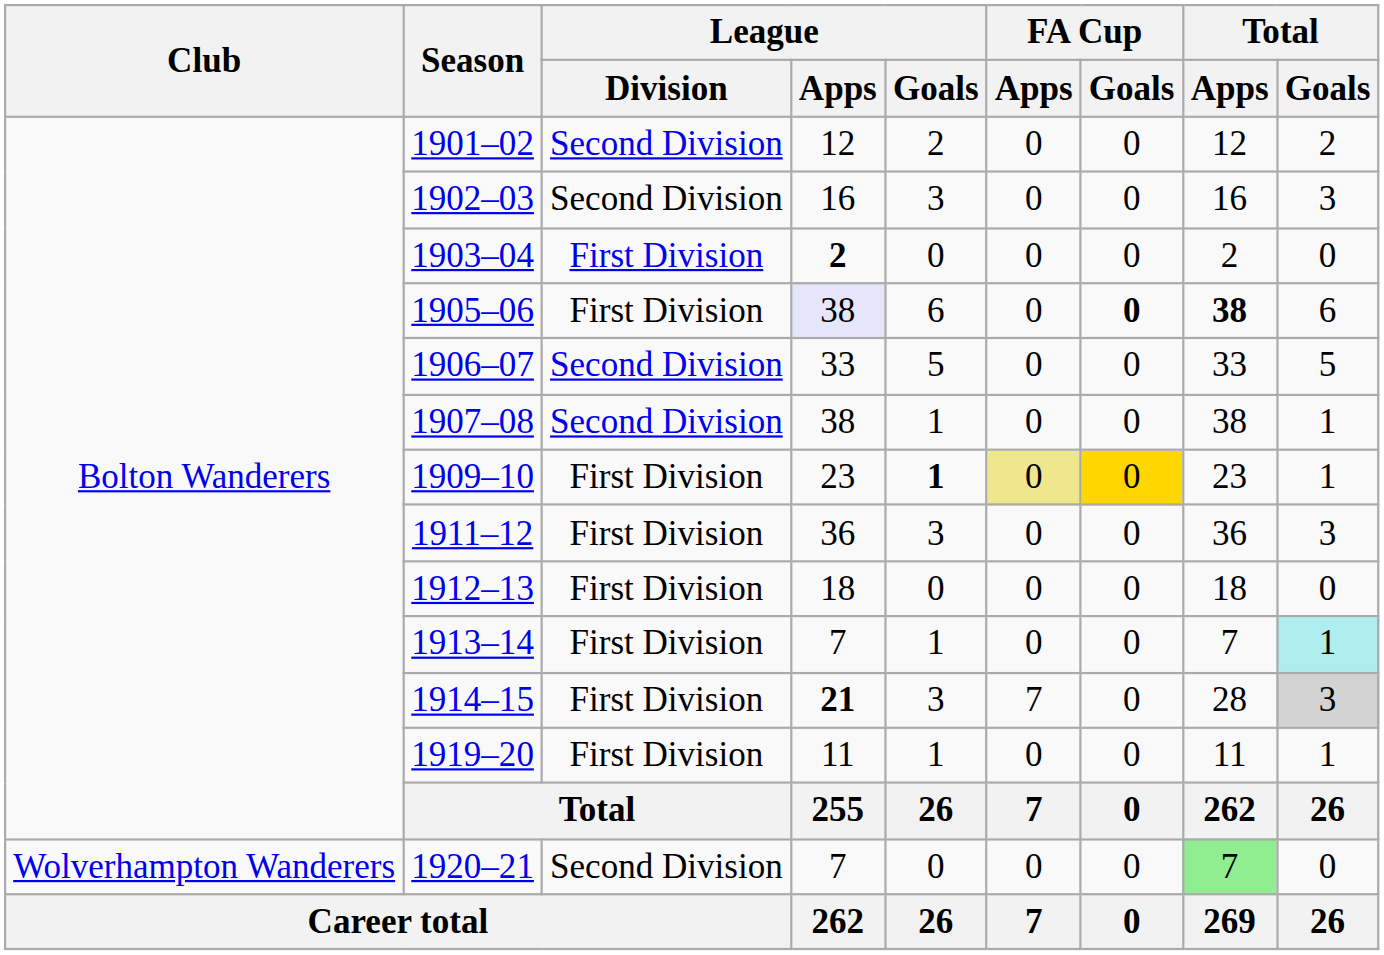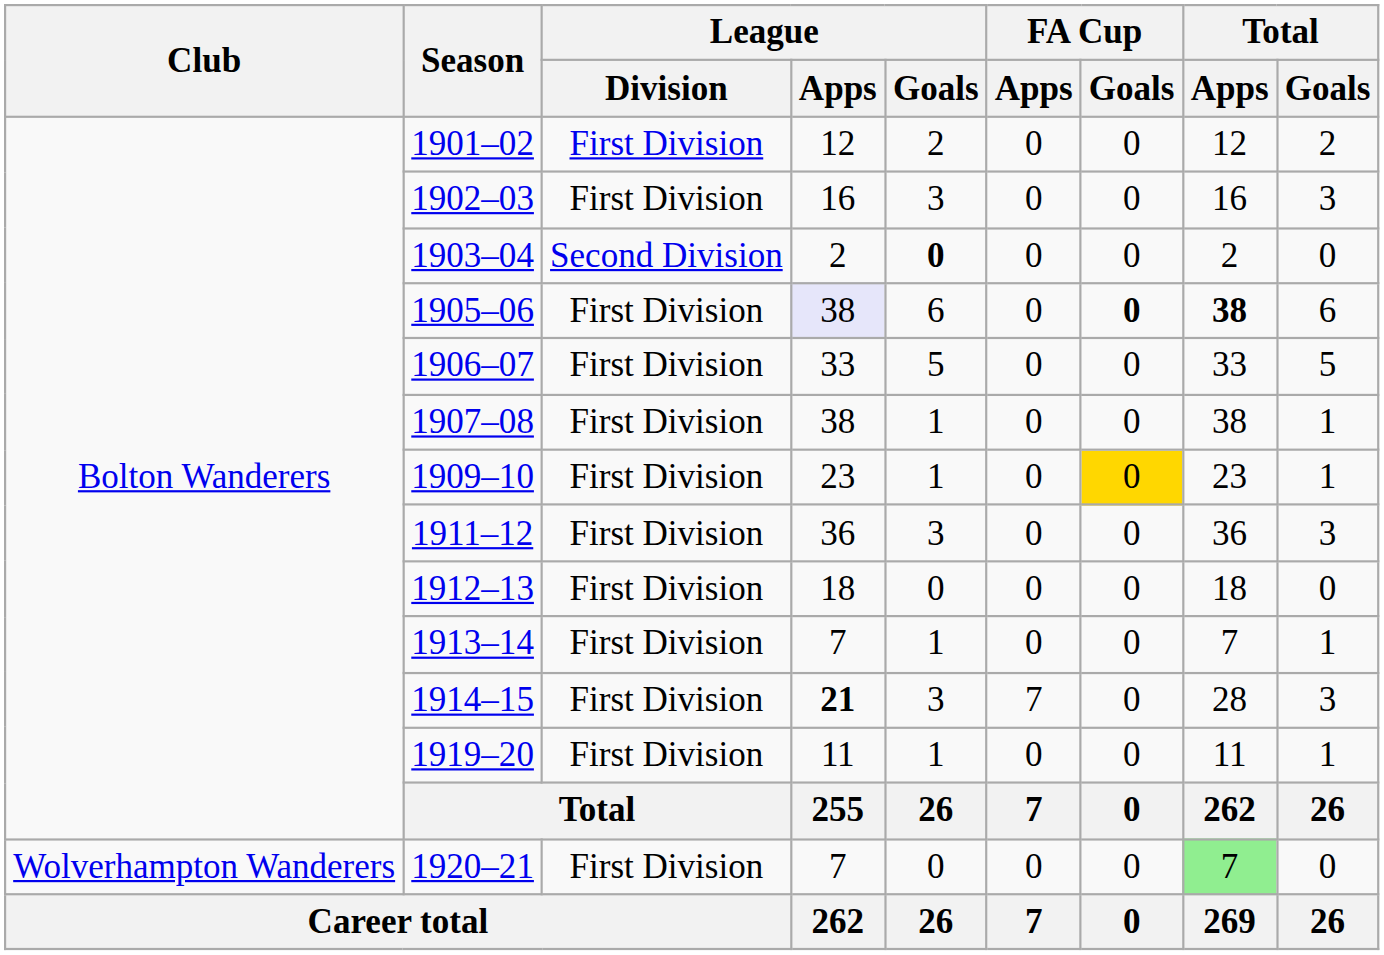(666, 143) Second Division -> (666, 143) First Division
(666, 198) Second Division -> (666, 198) First Division
(666, 254) First Division -> (666, 254) Second Division
(838, 254) bold -> (838, 254) normal
(936, 254) normal -> (936, 254) bold
(666, 365) Second Division -> (666, 365) First Division
(666, 421) Second Division -> (666, 421) First Division
(936, 476) bold -> (936, 476) normal
(1034, 476) khaki background -> (1034, 476) no background
(1328, 643) paleturquoise background -> (1328, 643) no background
(1328, 699) lightgrey background -> (1328, 699) no background
(666, 865) Second Division -> (666, 865) First Division
